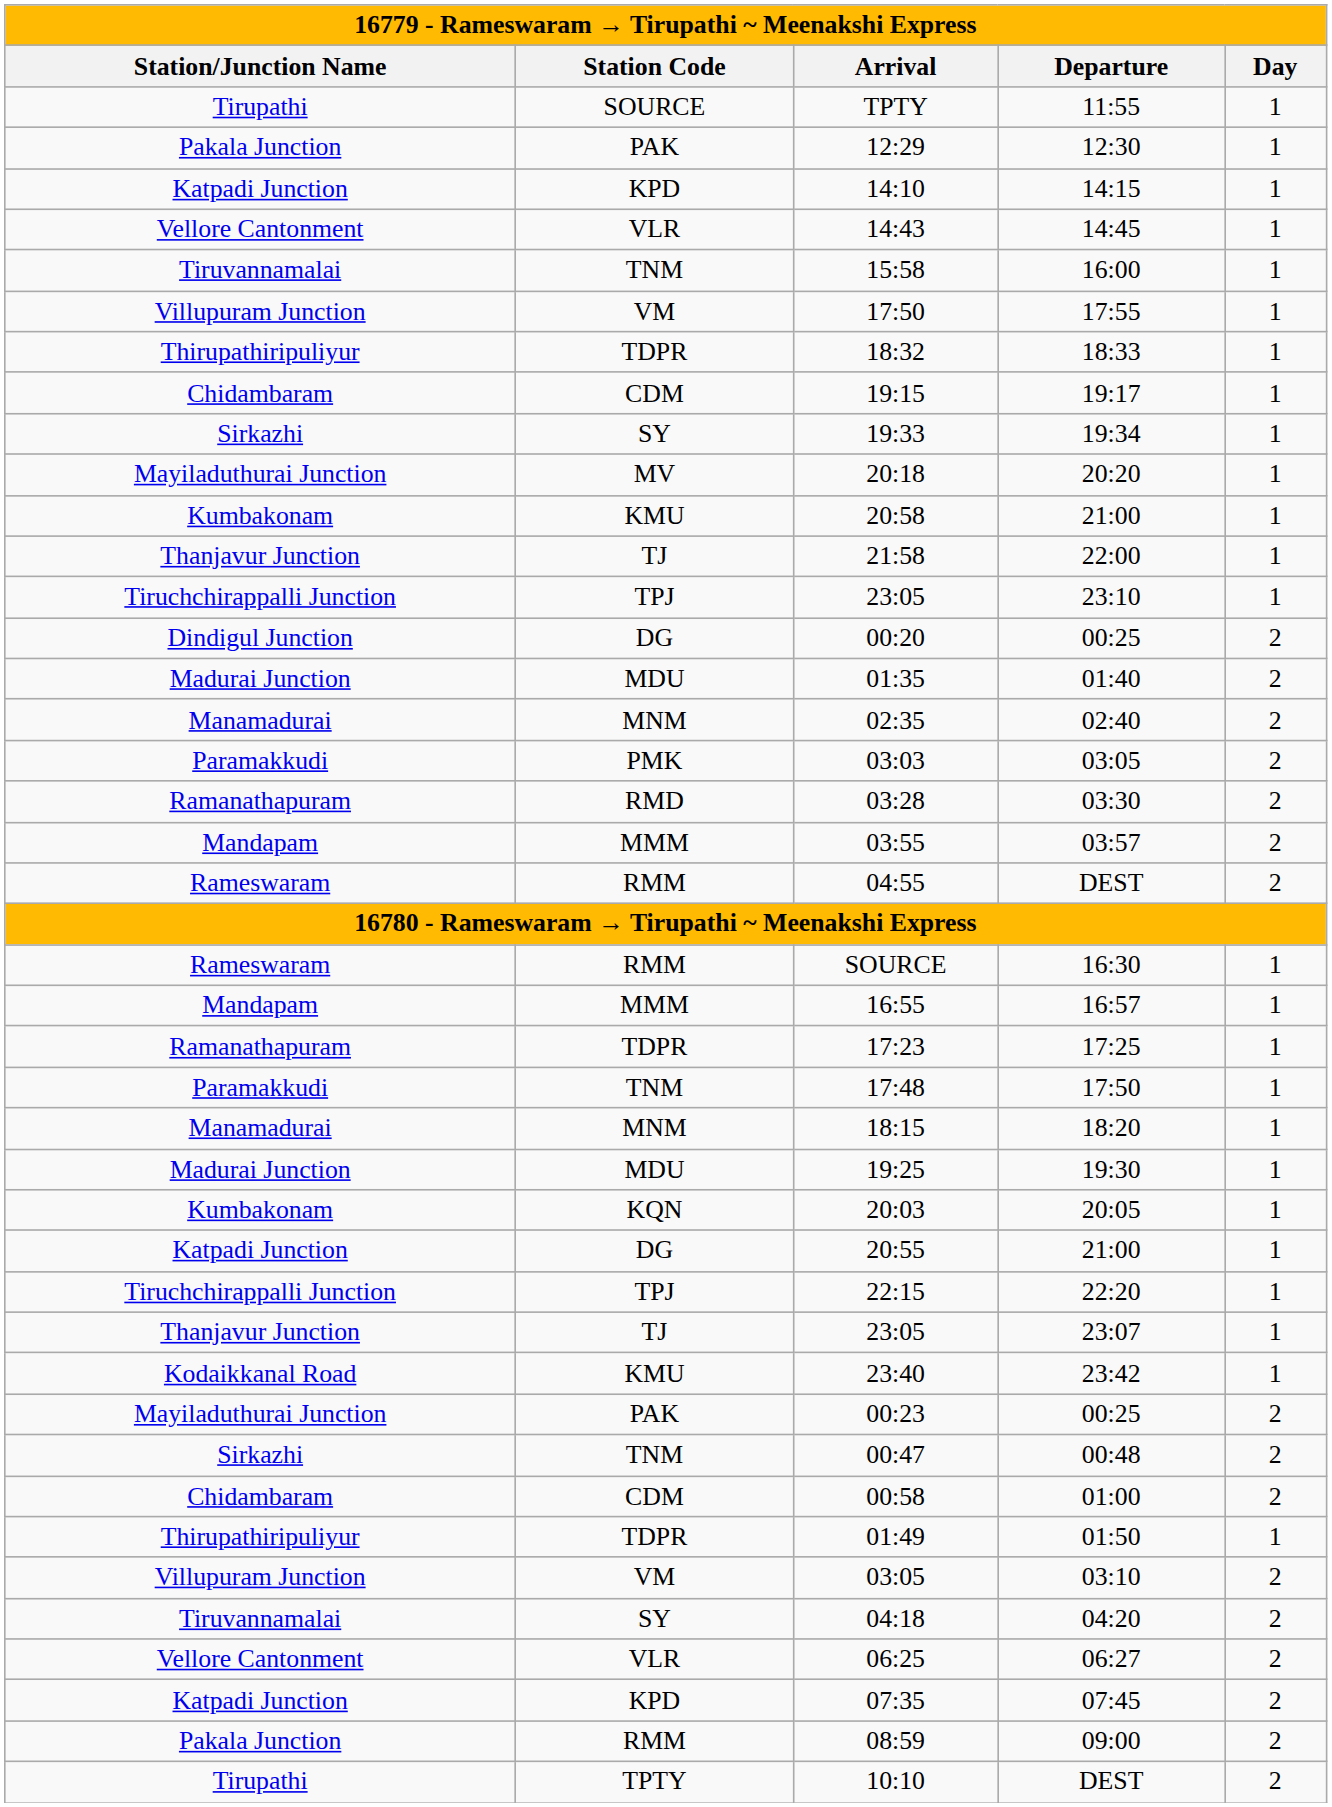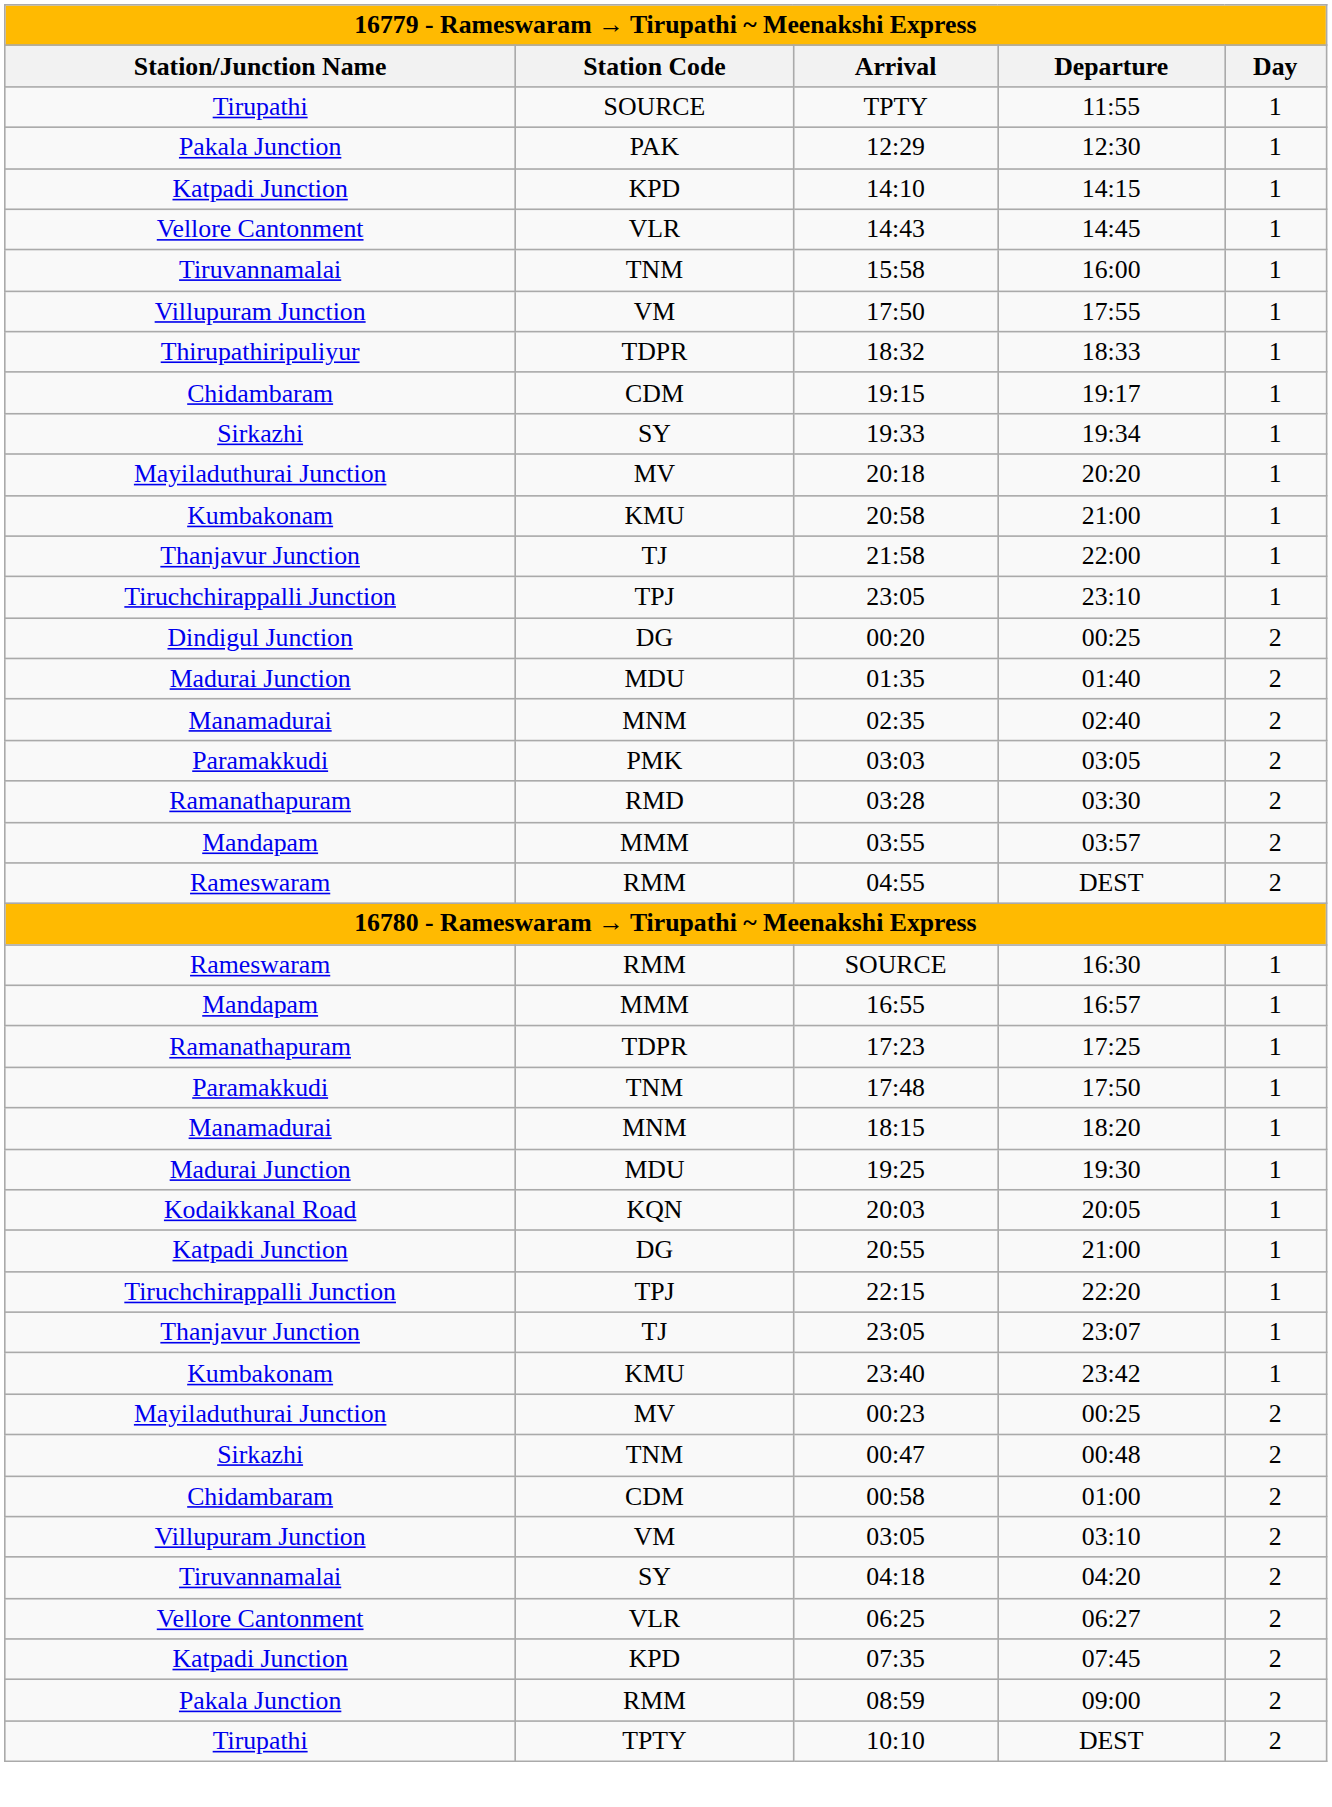(260, 1209) Kumbakonam -> (260, 1209) Kodaikkanal Road
(260, 1373) Kodaikkanal Road -> (260, 1373) Kumbakonam
(654, 1413) PAK -> (654, 1413) MV
- row: (896, 1536)
